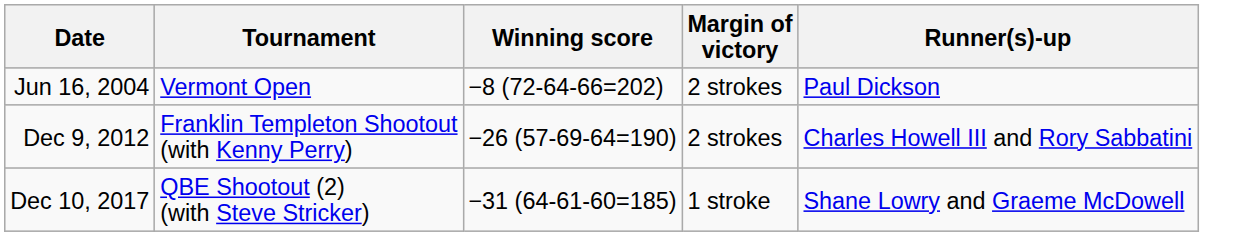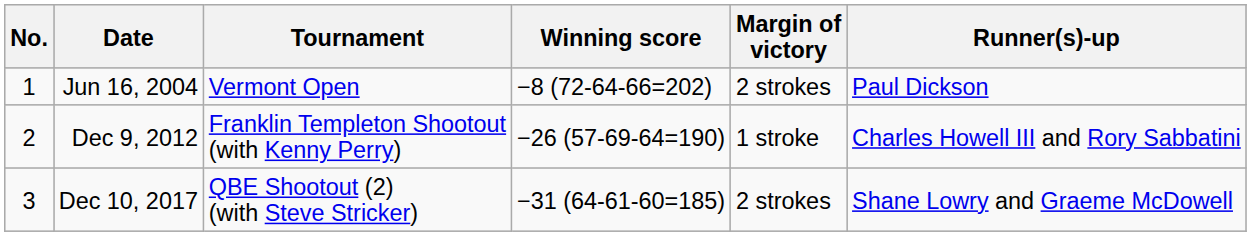+ column: (29, 37)
(735, 137) 2 strokes -> (778, 137) 1 stroke
(729, 200) 1 stroke -> (783, 200) 2 strokes
